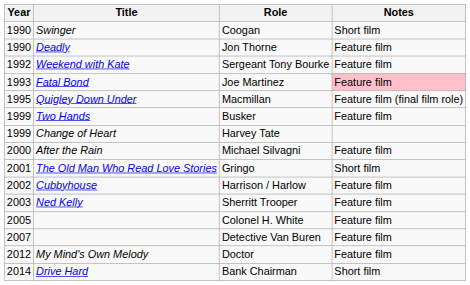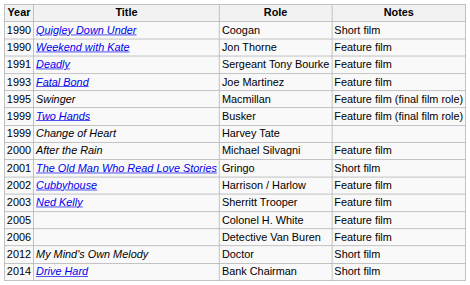(56, 30) Swinger -> (86, 30) Quigley Down Under
(53, 47) Deadly -> (83, 47) Weekend with Kate
(19, 64) 1992 -> (19, 64) 1991
(83, 64) Weekend with Kate -> (53, 64) Deadly
(363, 82) pink background -> (363, 82) no background
(86, 99) Quigley Down Under -> (56, 99) Swinger
(363, 116) Feature film -> (399, 116) Feature film (final film role)
(19, 237) 2007 -> (19, 237) 2006
(363, 254) Feature film -> (357, 254) Short film
